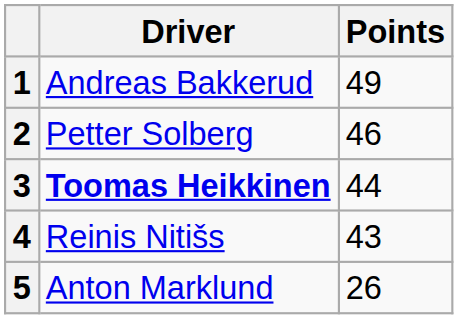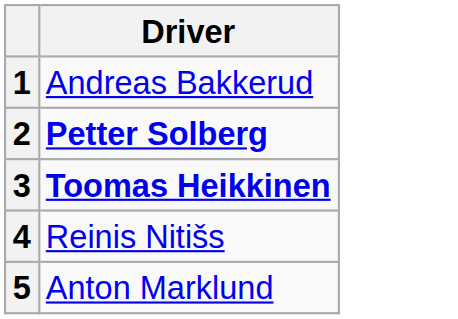- column: (395, 31)
(150, 134) normal -> (157, 134) bold
